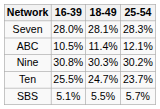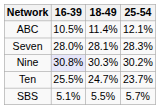rows swapped: (28, 46) <-> (28, 29)
(68, 63) no background -> (68, 63) lavender background
